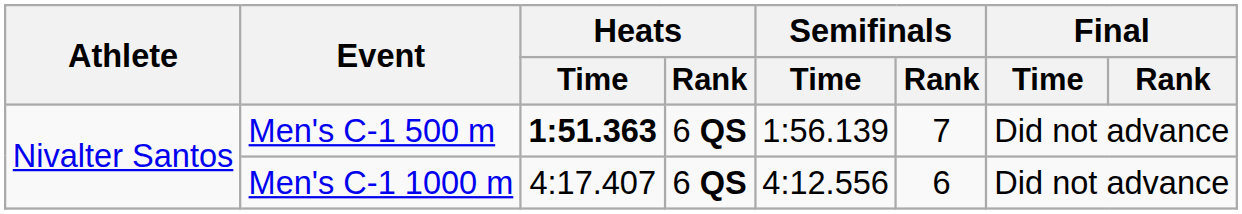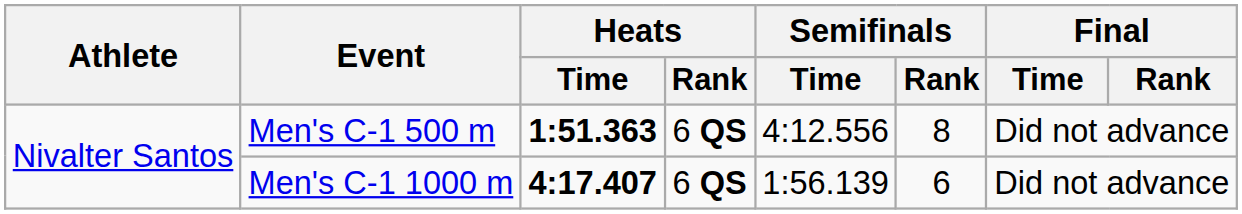(826, 131) 1:56.139 -> (826, 131) 4:12.556
(942, 131) 7 -> (942, 131) 8
(593, 183) normal -> (593, 183) bold
(826, 183) 4:12.556 -> (826, 183) 1:56.139
